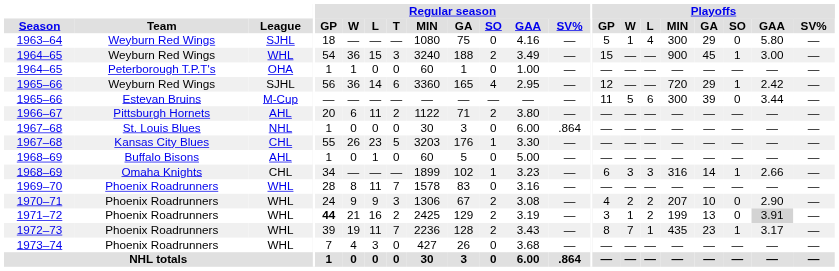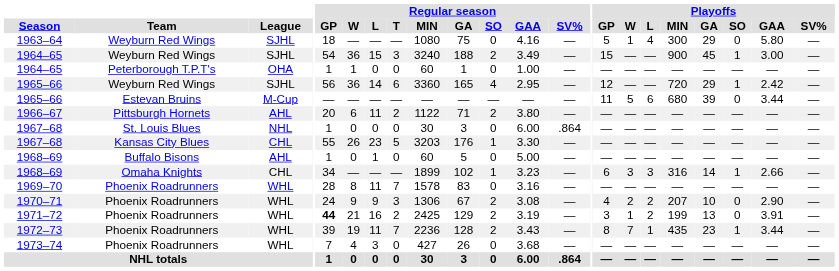(280, 55) WHL -> (280, 55) SJHL
(677, 99) 300 -> (677, 99) 680
(772, 215) lightgrey background -> (772, 215) no background
(772, 230) 3.17 -> (772, 230) 3.44
